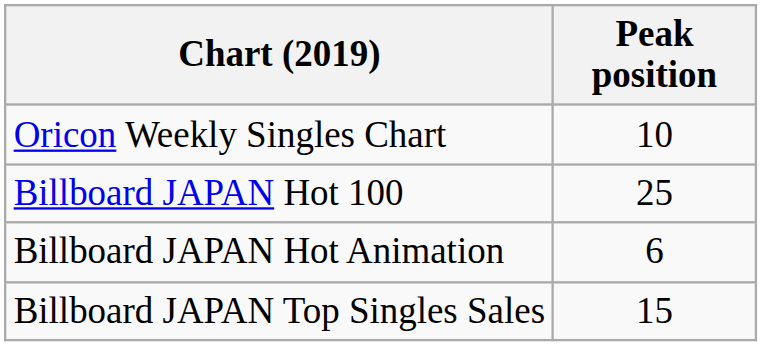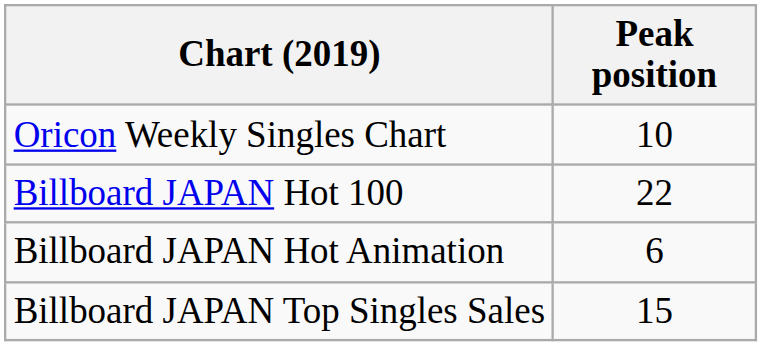(654, 192) 25 -> (654, 192) 22
